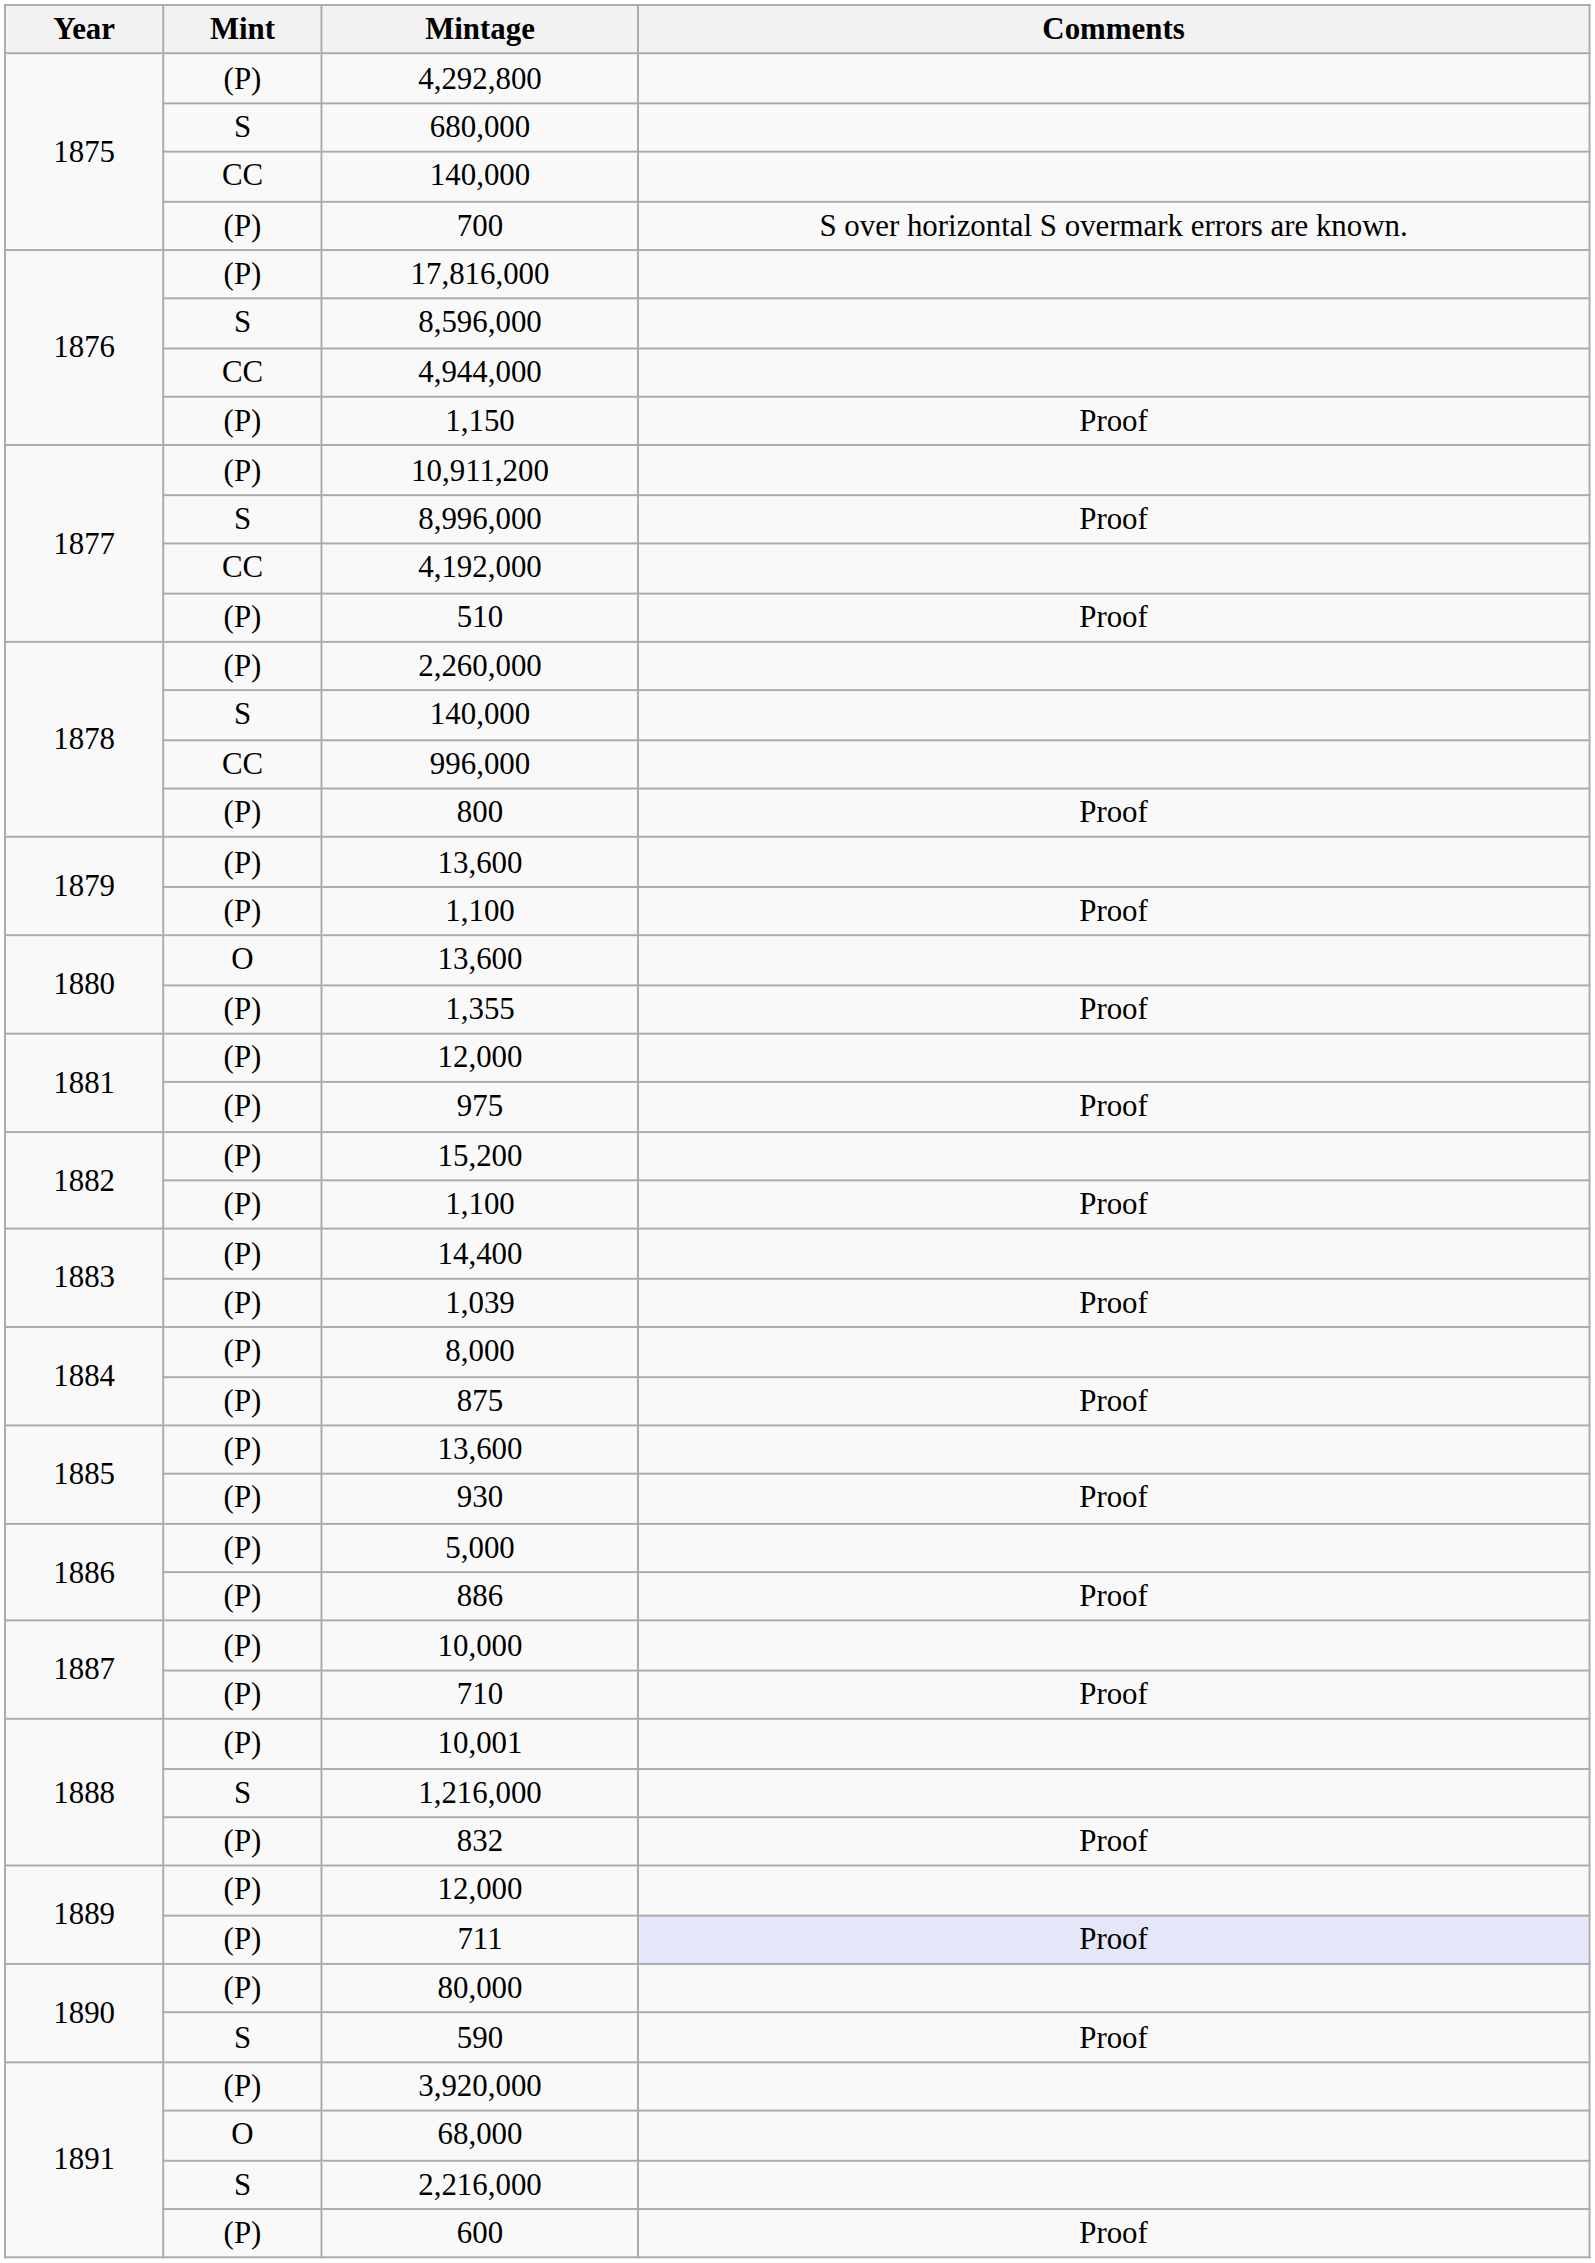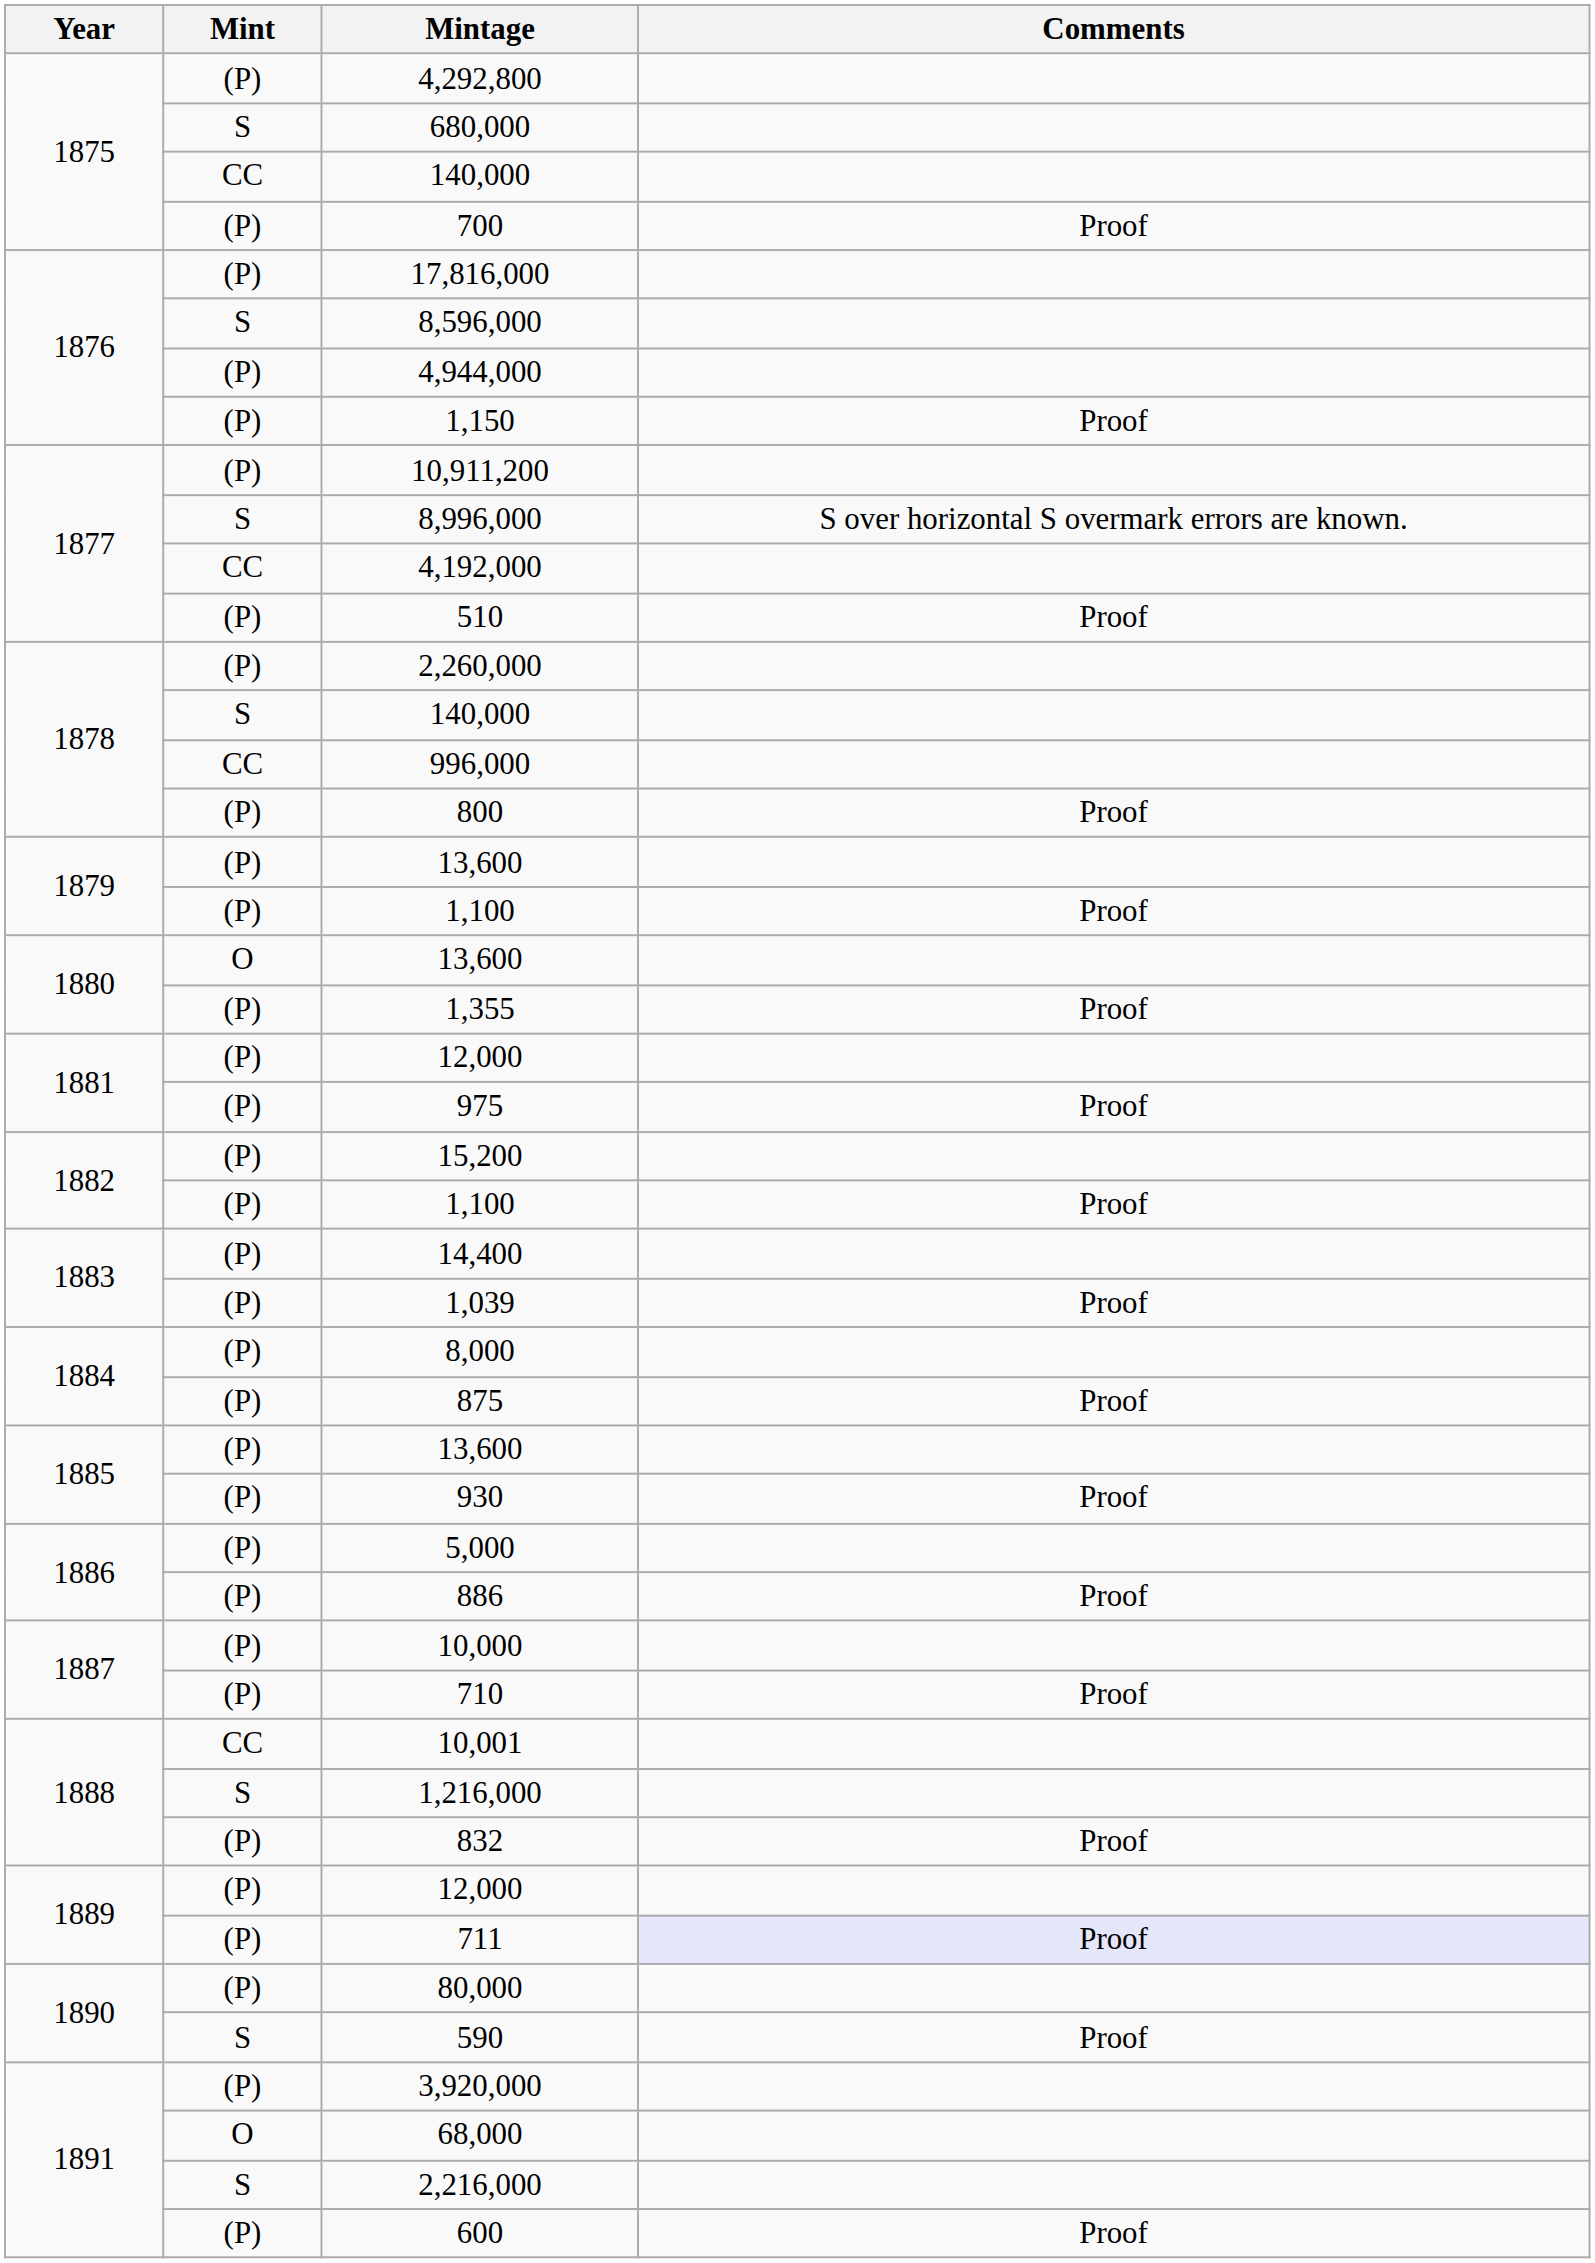(1114, 224) S over horizontal S overmark errors are known. -> (1114, 224) Proof
(242, 371) CC -> (242, 371) (P)
(1114, 518) Proof -> (1114, 518) S over horizontal S overmark errors are known.
(242, 1743) (P) -> (242, 1743) CC
